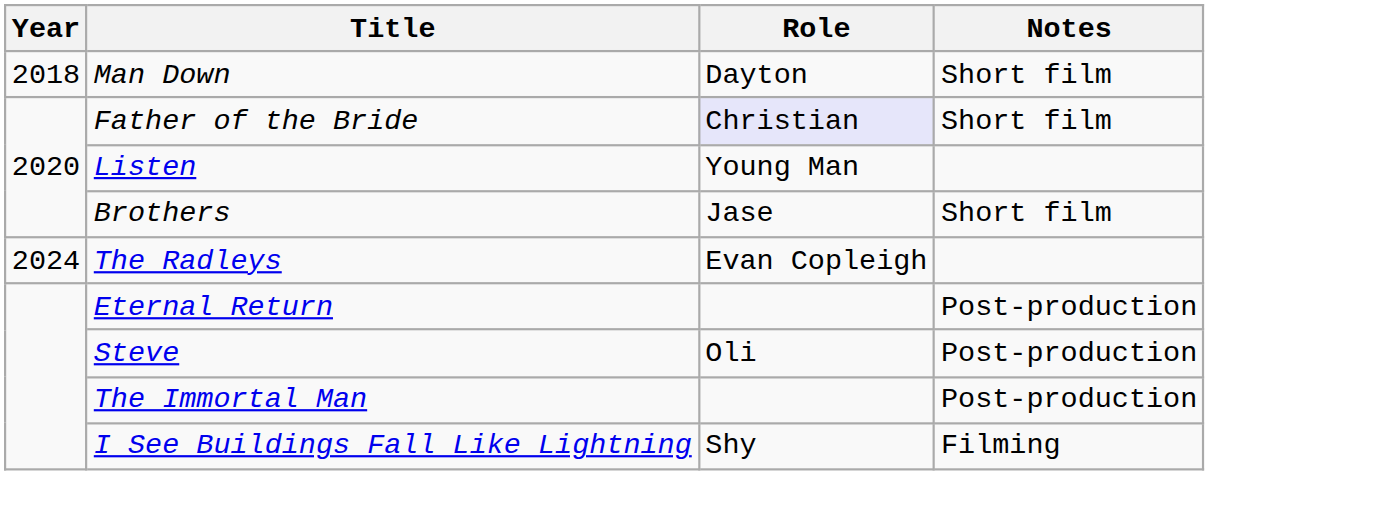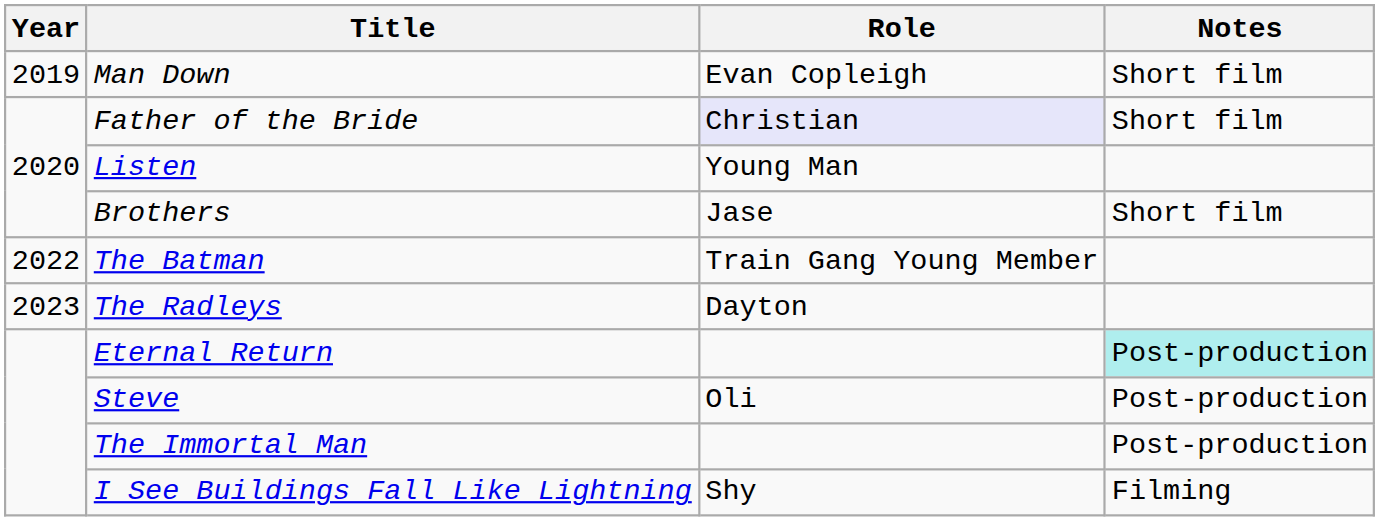(46, 75) 2018 -> (46, 75) 2019
(757, 75) Dayton -> (816, 75) Evan Copleigh
+ row: (179, 260)
(46, 260) 2024 -> (46, 307) 2023
(816, 260) Evan Copleigh -> (757, 307) Dayton
(1069, 307) no background -> (1240, 353) paleturquoise background
